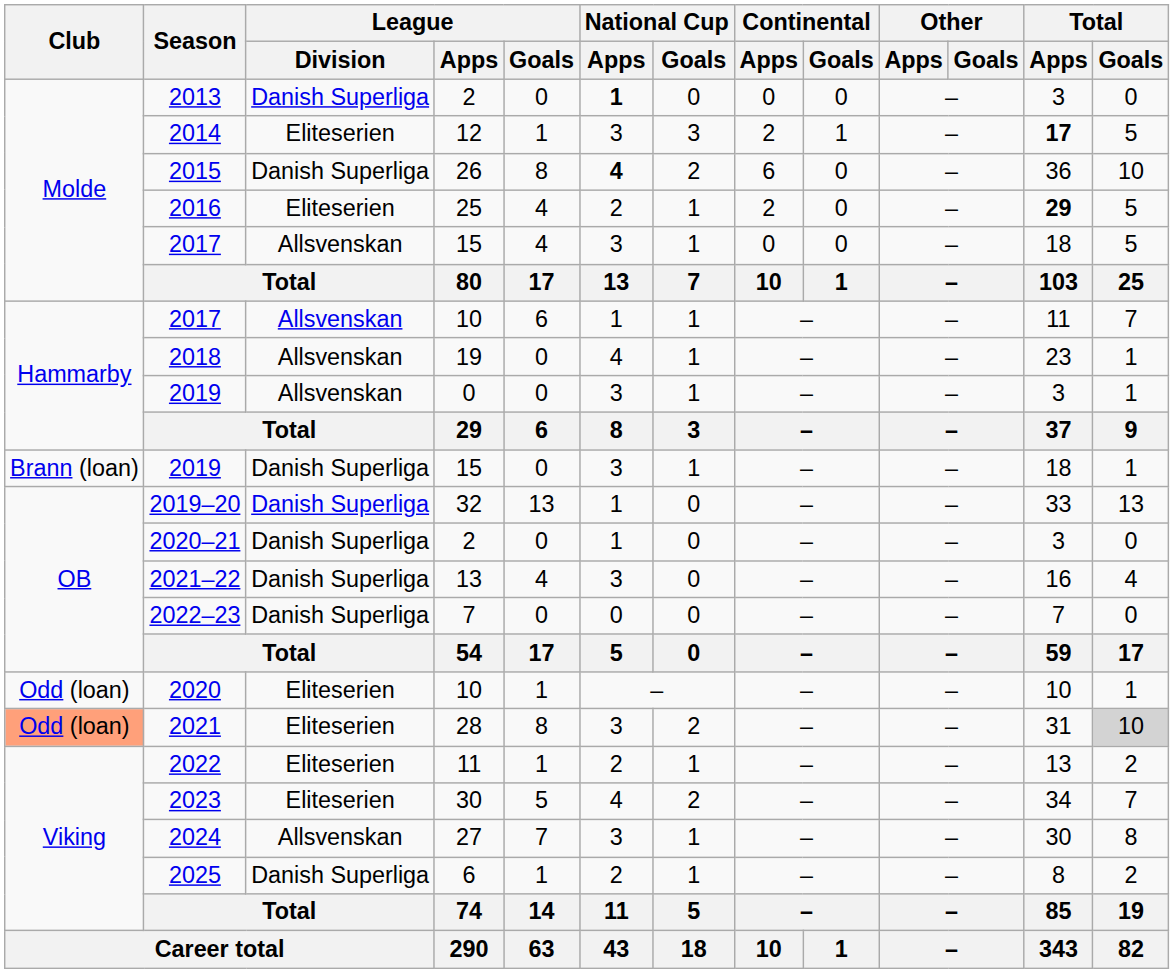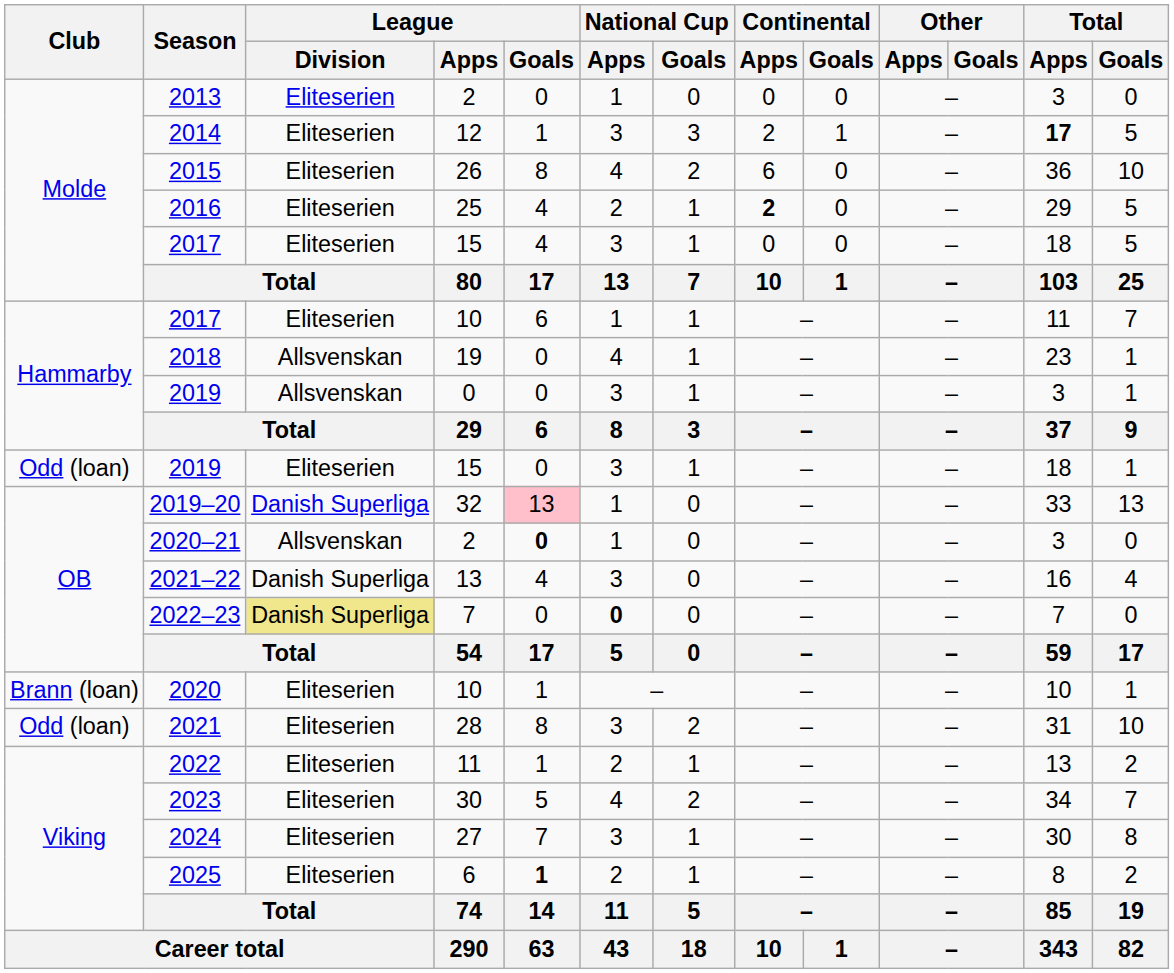(340, 97) Danish Superliga -> (340, 97) Eliteserien
(616, 97) bold -> (616, 97) normal
(340, 171) Danish Superliga -> (340, 171) Eliteserien
(616, 171) bold -> (616, 171) normal
(769, 208) normal -> (769, 208) bold
(1058, 208) bold -> (1058, 208) normal
(340, 245) Allsvenskan -> (340, 245) Eliteserien
(340, 319) Allsvenskan -> (340, 319) Eliteserien
(74, 467) Brann (loan) -> (74, 467) Odd (loan)
(340, 467) Danish Superliga -> (340, 467) Eliteserien
(541, 504) no background -> (541, 504) pink background
(340, 541) Danish Superliga -> (340, 541) Allsvenskan
(541, 541) normal -> (541, 541) bold
(340, 615) no background -> (340, 615) khaki background
(616, 615) normal -> (616, 615) bold
(74, 689) Odd (loan) -> (74, 689) Brann (loan)
(74, 726) lightsalmon background -> (74, 726) no background
(1131, 726) lightgrey background -> (1131, 726) no background
(340, 838) Allsvenskan -> (340, 838) Eliteserien
(340, 875) Danish Superliga -> (340, 875) Eliteserien
(541, 875) normal -> (541, 875) bold
